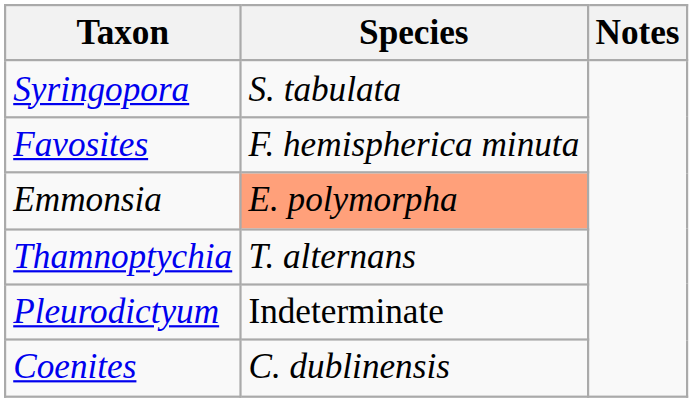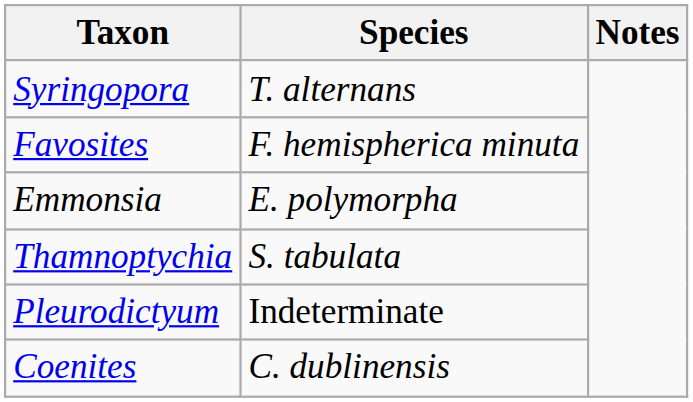(325, 88) S. tabulata -> (332, 88) T. alternans
(353, 199) lightsalmon background -> (353, 199) no background
(332, 255) T. alternans -> (325, 255) S. tabulata
